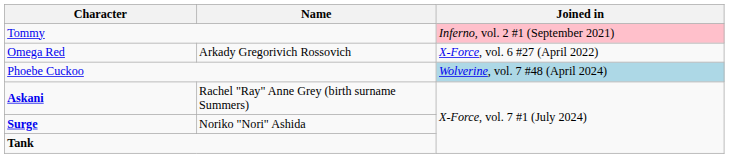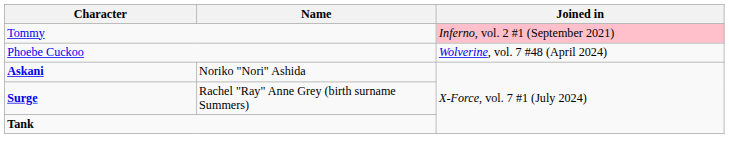- row: (36, 52)
(523, 71) lightblue background -> (523, 52) no background
(297, 98) Rachel "Ray" Anne Grey (birth surname Summers) -> (252, 71) Noriko "Nori" Ashida
(252, 124) Noriko "Nori" Ashida -> (297, 98) Rachel "Ray" Anne Grey (birth surname Summers)
